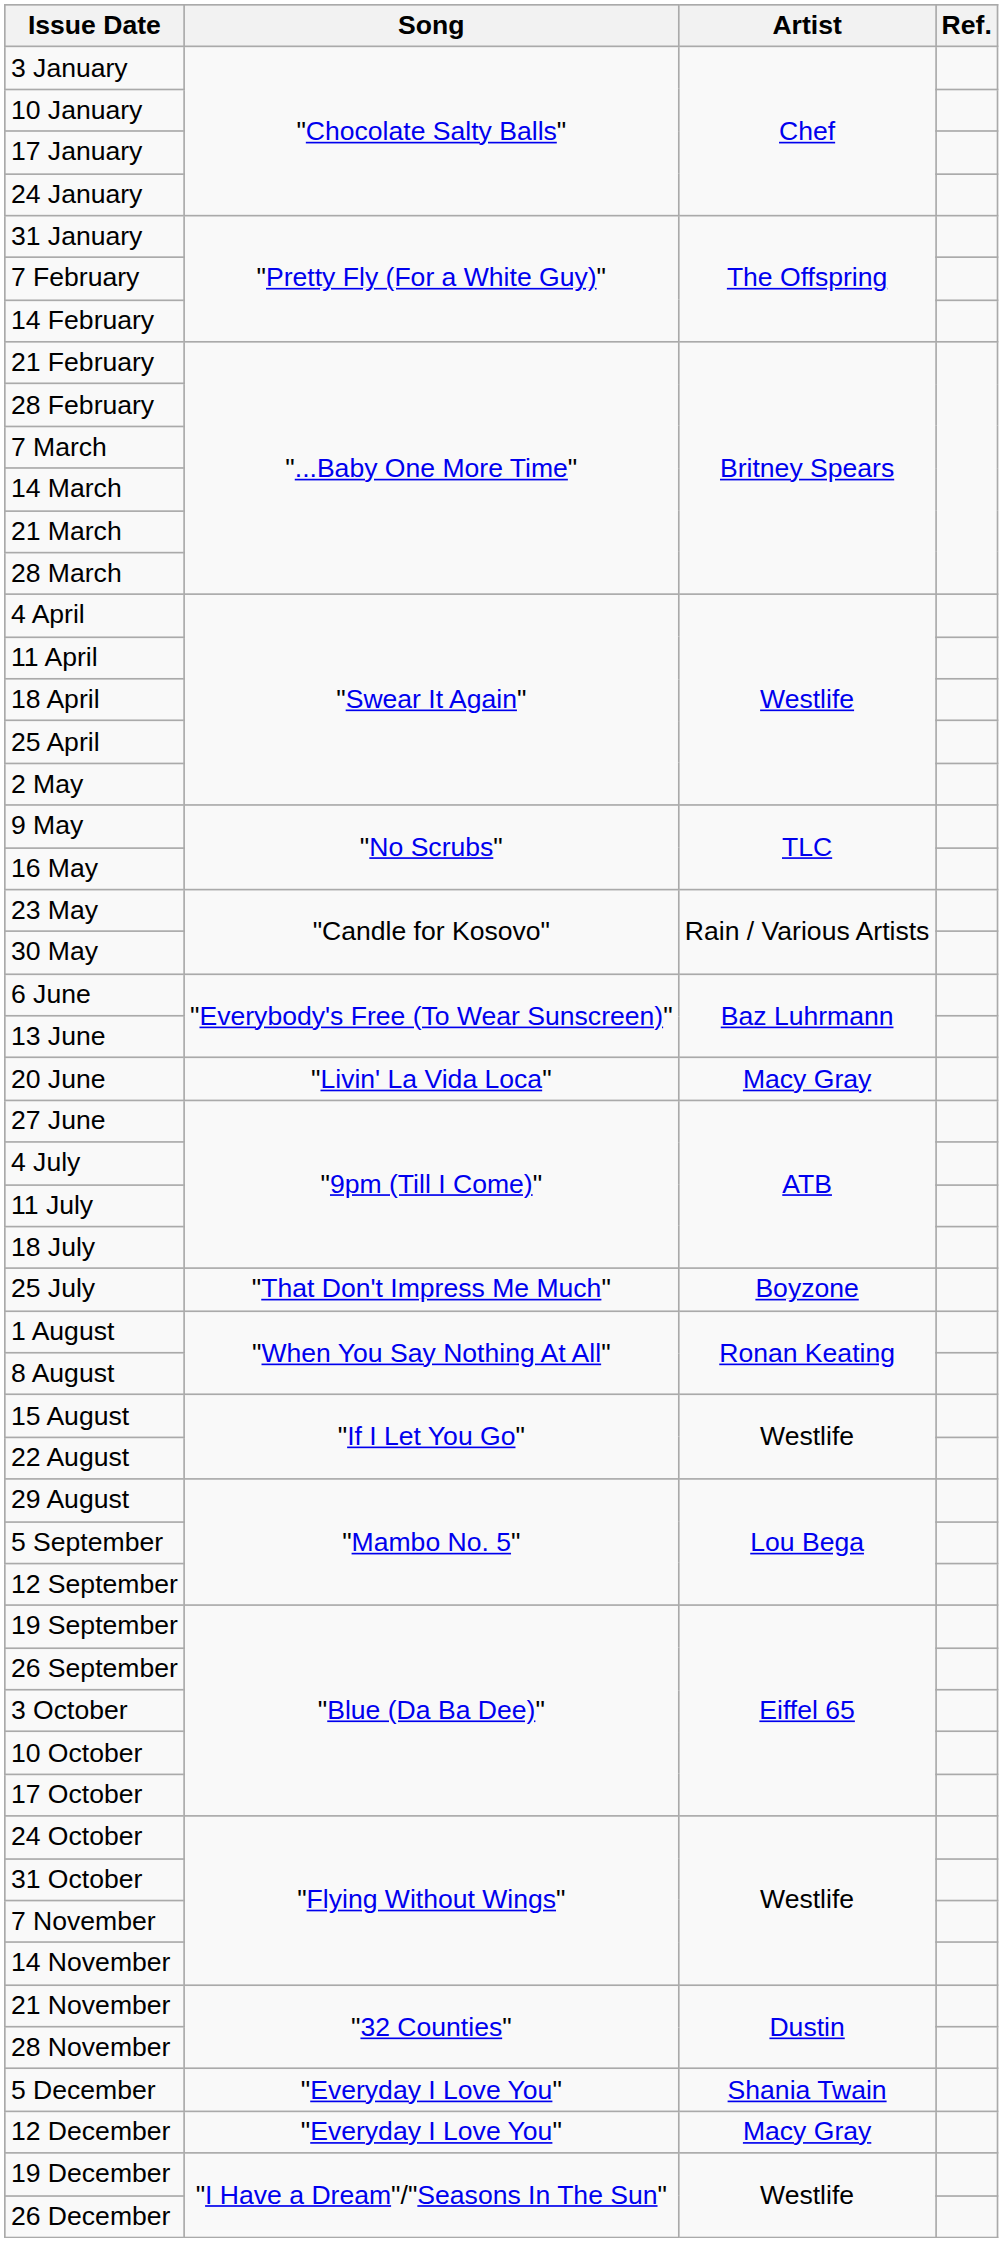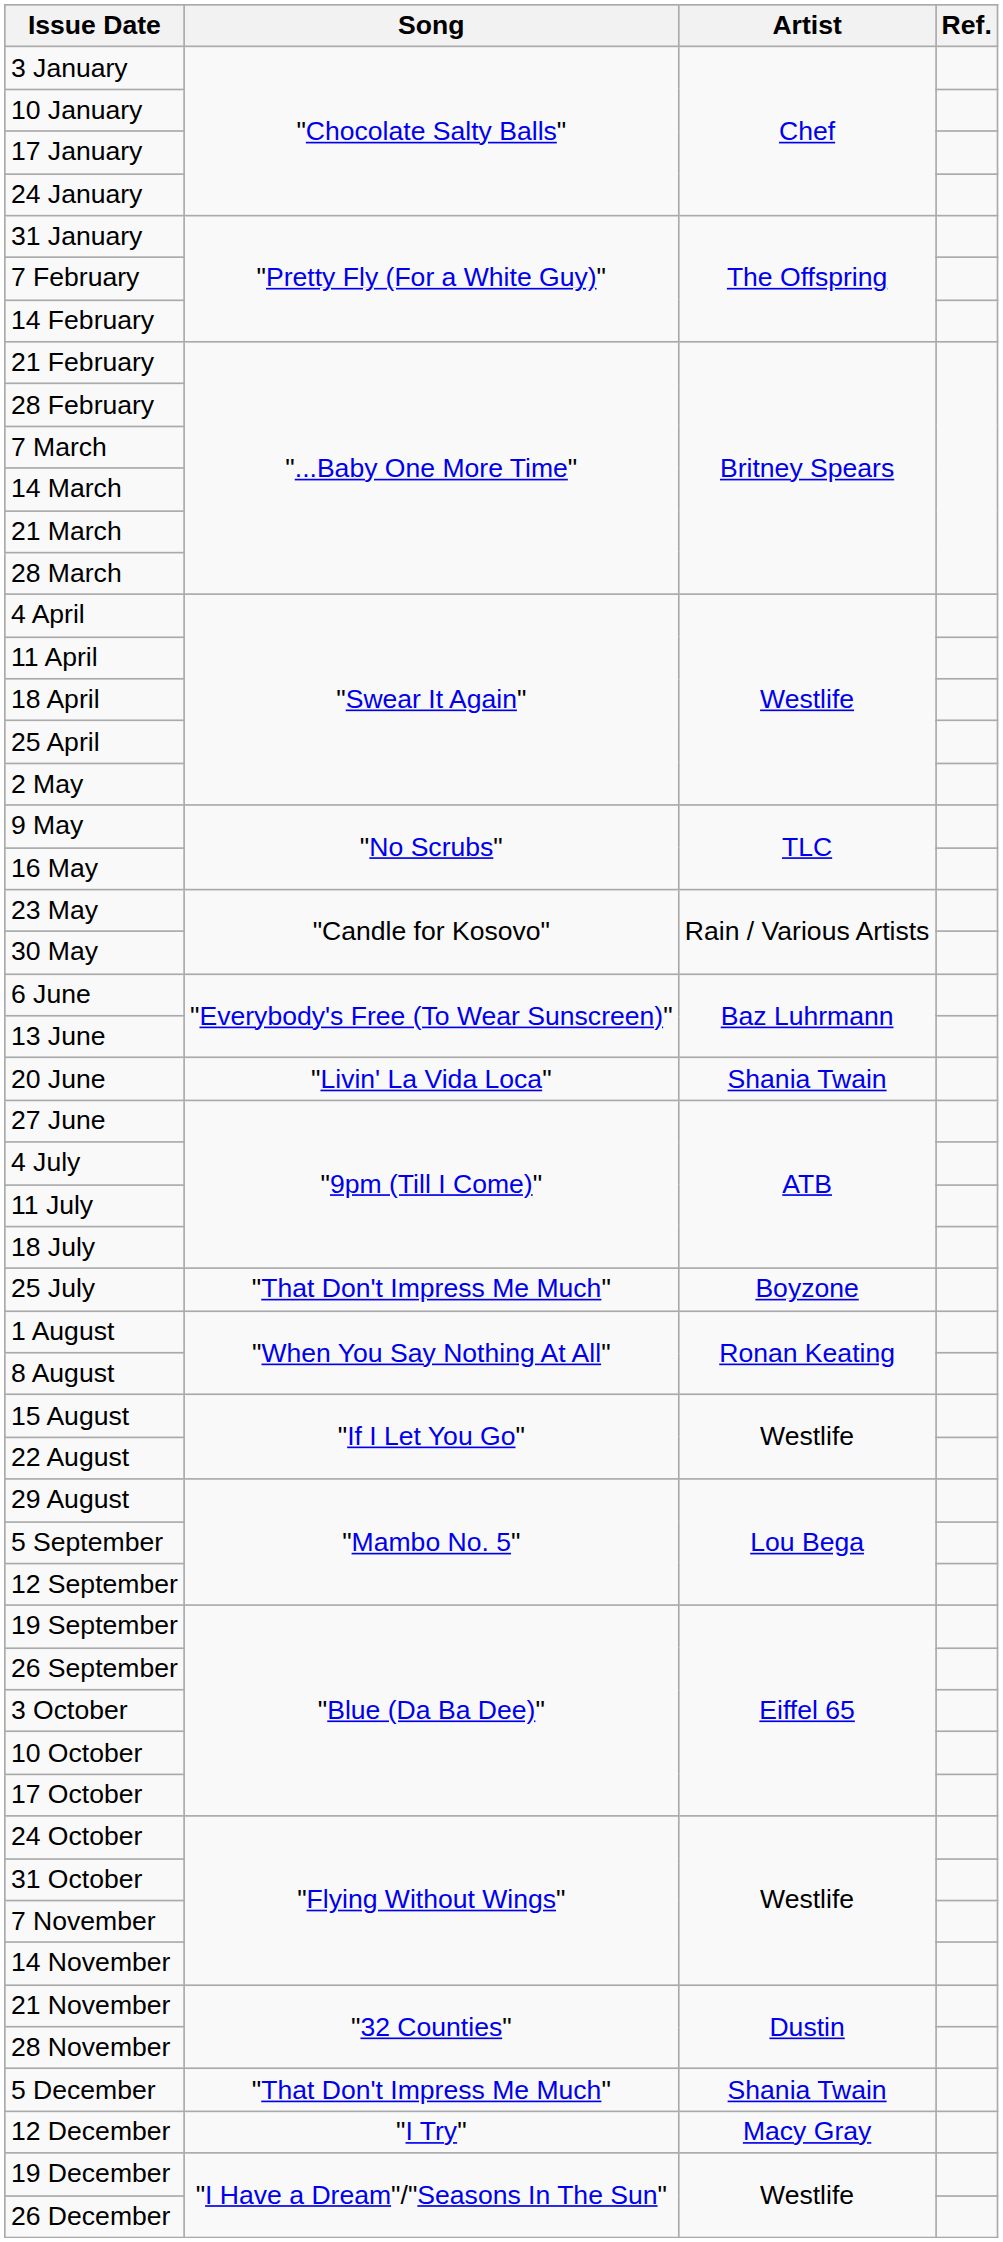(807, 1078) Macy Gray -> (807, 1078) Shania Twain
(431, 2089) "Everyday I Love You" -> (431, 2089) "That Don't Impress Me Much"
(431, 2131) "Everyday I Love You" -> (431, 2131) "I Try"
